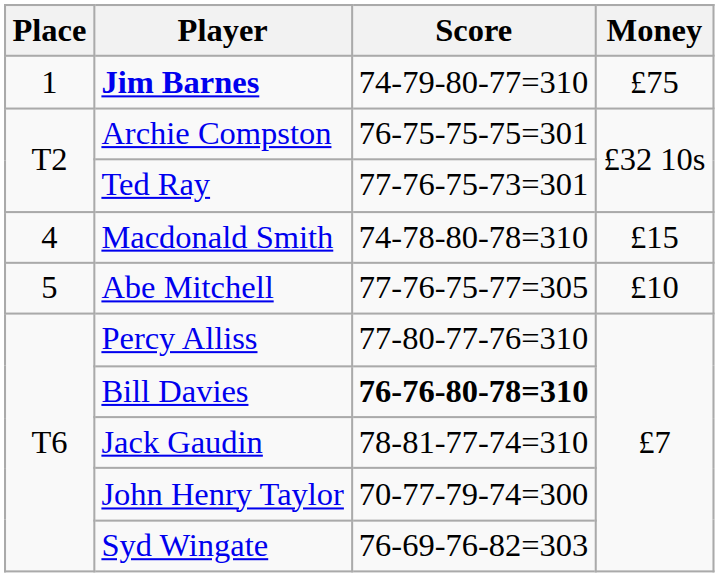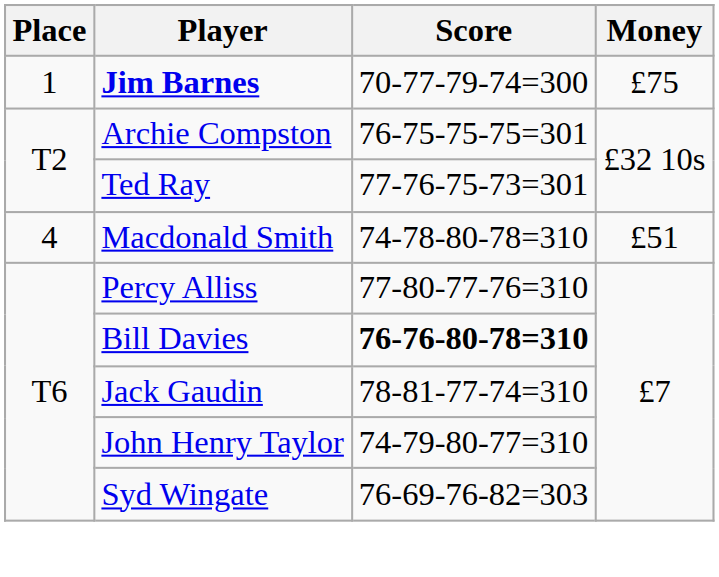(474, 81) 74-79-80-77=310 -> (474, 81) 70-77-79-74=300
(654, 236) £15 -> (654, 236) £51
- row: (188, 287)
(474, 493) 70-77-79-74=300 -> (474, 442) 74-79-80-77=310
